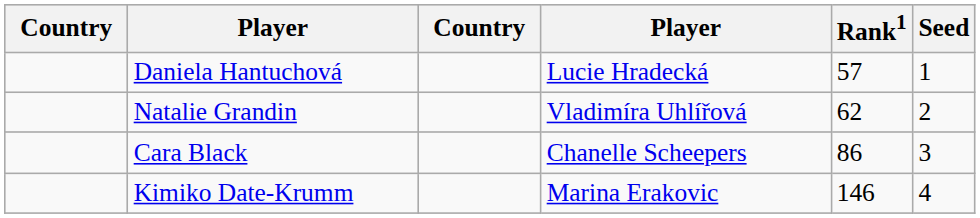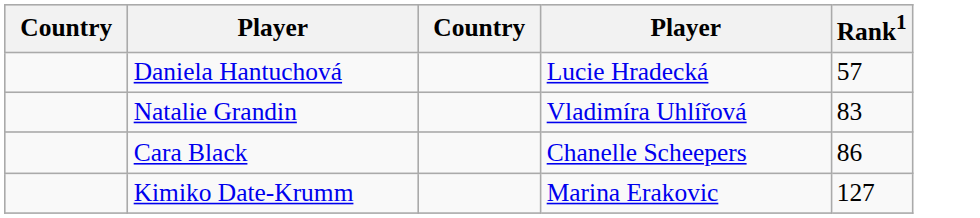- column: (944, 28)
(849, 112) 62 -> (849, 112) 83
(856, 192) 146 -> (856, 192) 127
